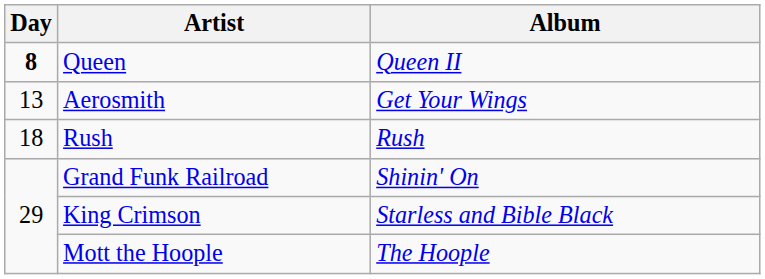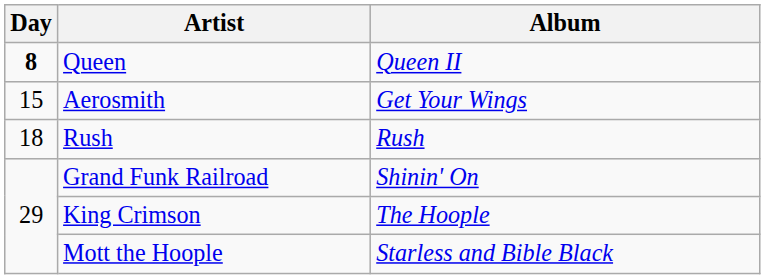(31, 100) 13 -> (31, 100) 15
(495, 215) Starless and Bible Black -> (433, 215) The Hoople
(433, 253) The Hoople -> (495, 253) Starless and Bible Black
